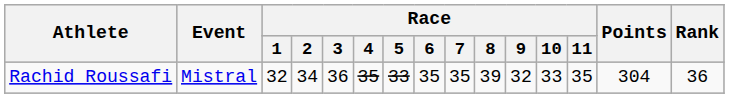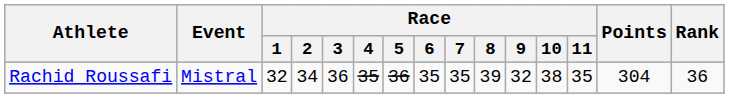(399, 77) 33 -> (399, 77) 36
(551, 77) 33 -> (551, 77) 38
